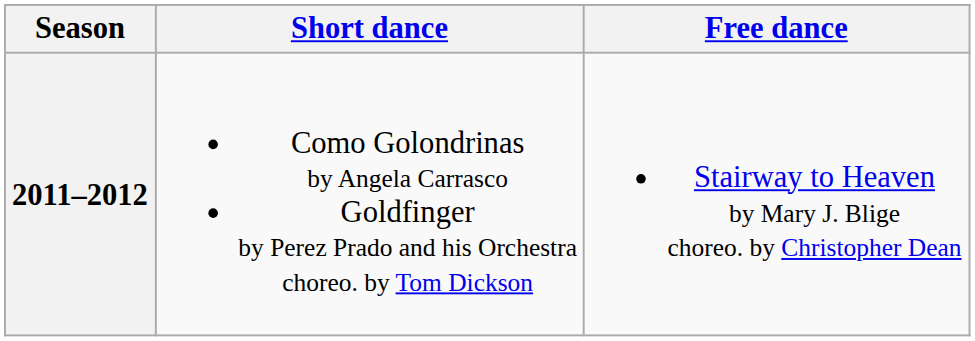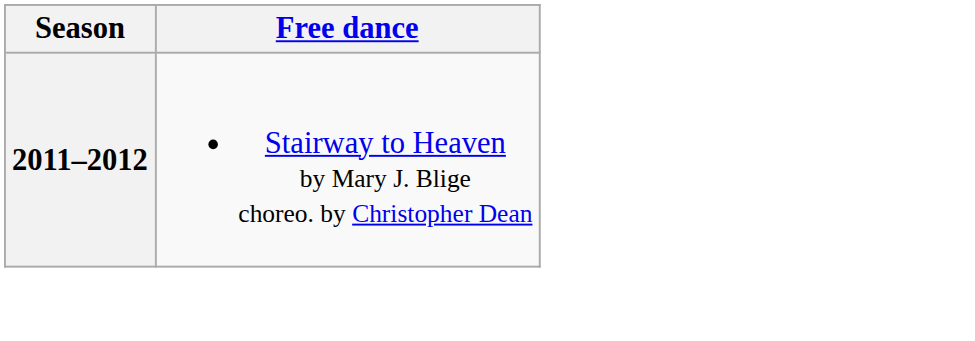- column: (369, 28)
